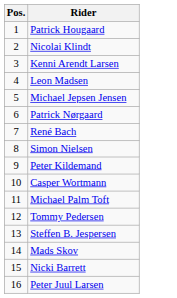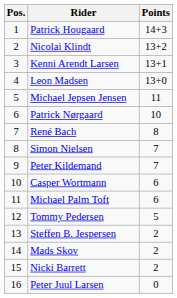+ column: (156, 12)
